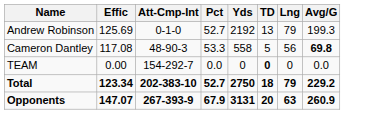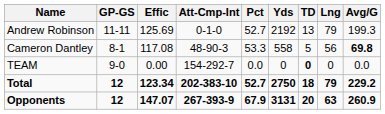+ column: (117, 13)
